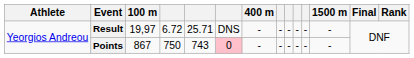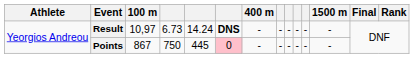(142, 29) 19,97 -> (142, 29) 10,97
(172, 29) 6.72 -> (172, 29) 6.73
(200, 29) 25.71 -> (200, 29) 14.24
(229, 29) normal -> (229, 29) bold
(200, 46) 743 -> (200, 46) 445
